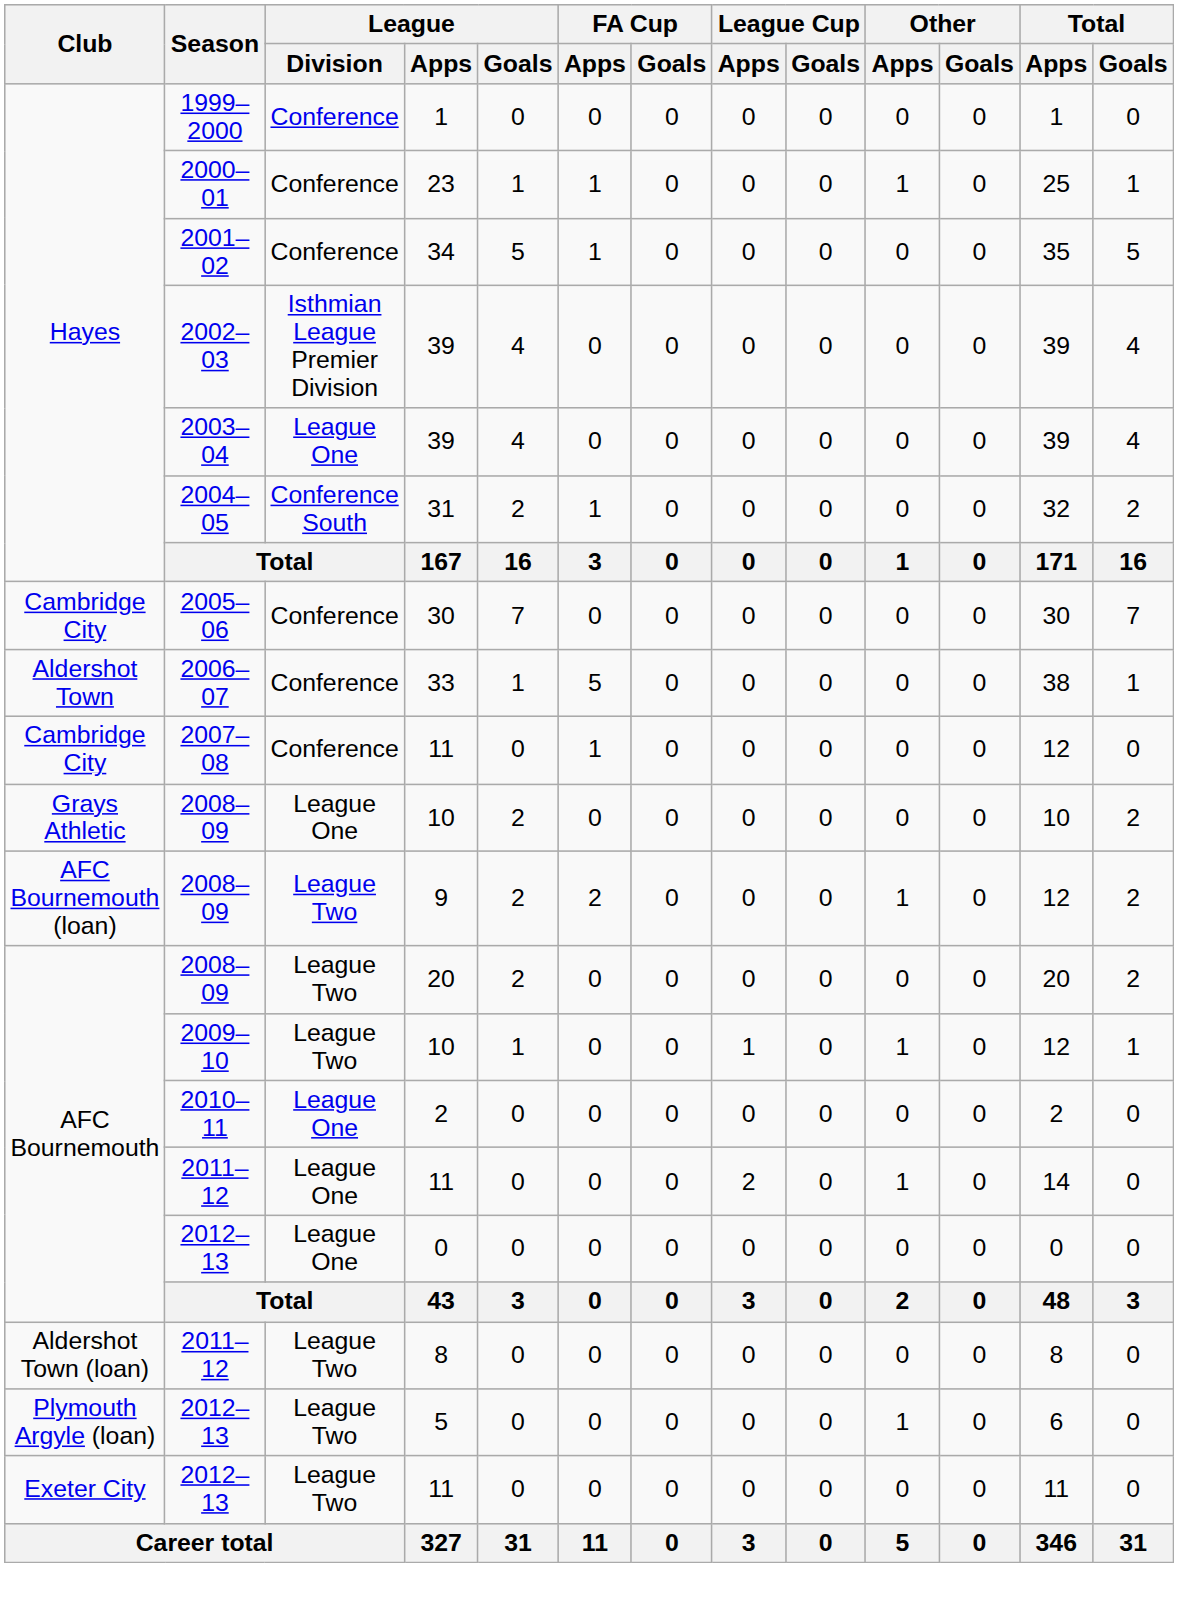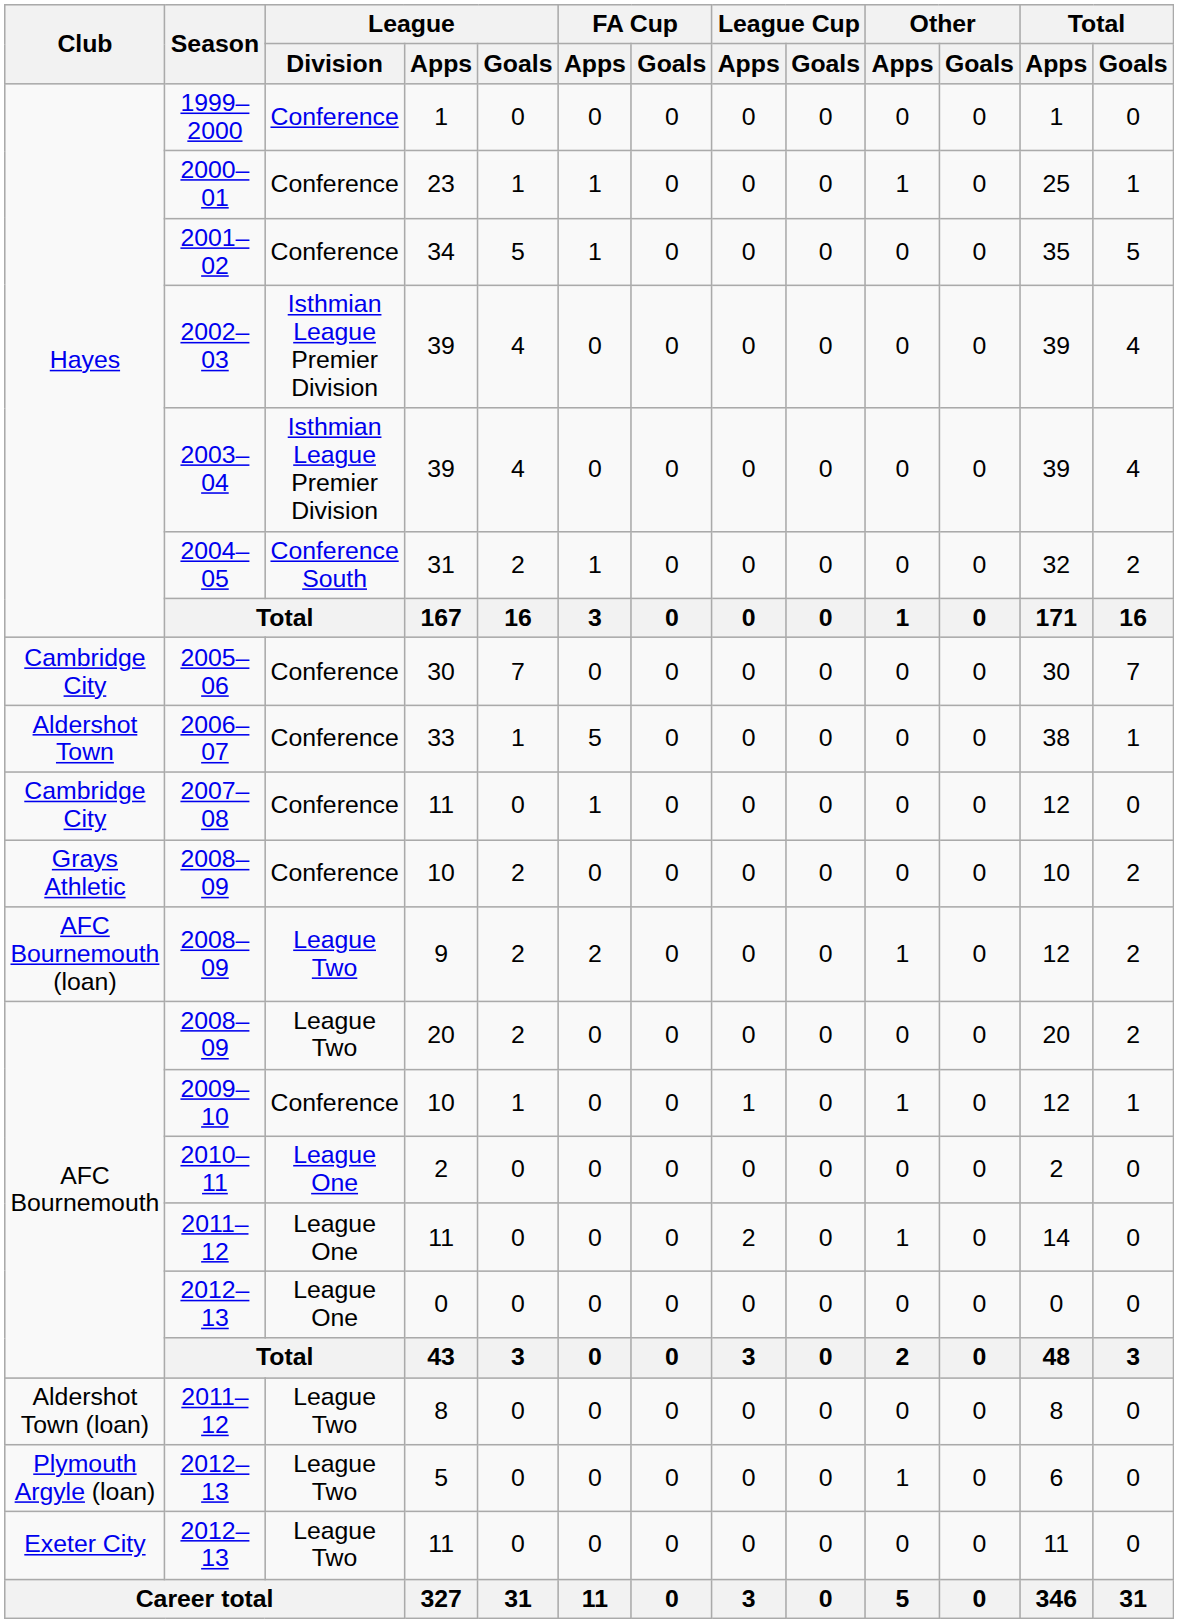(335, 441) League One -> (335, 469) Isthmian League Premier Division
(335, 816) League One -> (335, 872) Conference
(335, 1046) League Two -> (335, 1102) Conference
